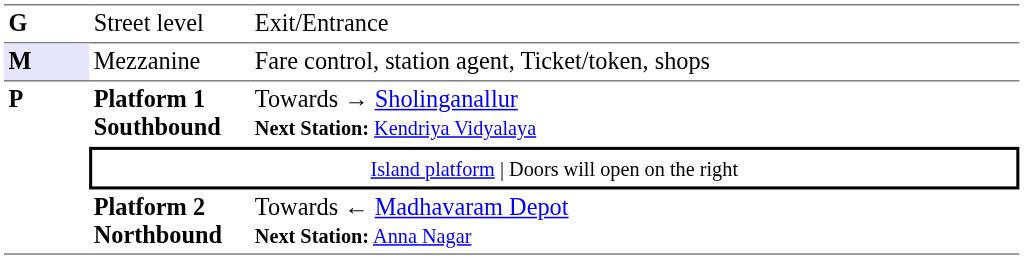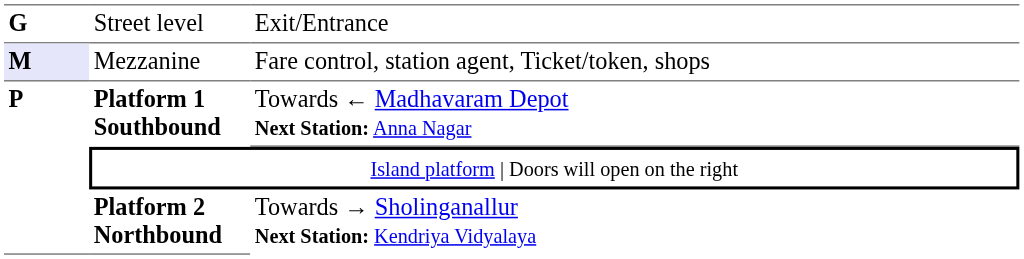(396, 113) Towards → Sholinganallur Next Station: Kendriya Vidyalaya -> (412, 113) Towards ← Madhavaram Depot Next Station: Anna Nagar
(412, 221) Towards ← Madhavaram Depot Next Station: Anna Nagar -> (396, 221) Towards → Sholinganallur Next Station: Kendriya Vidyalaya
